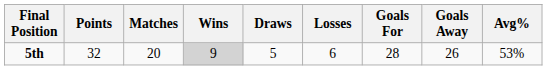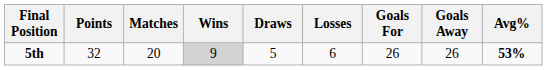(392, 54) 28 -> (392, 54) 26
(512, 54) normal -> (512, 54) bold
